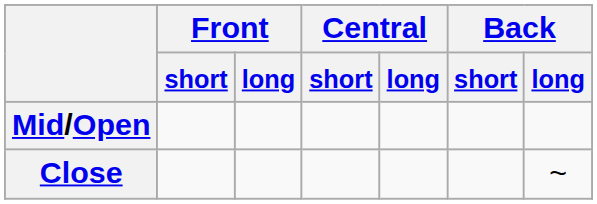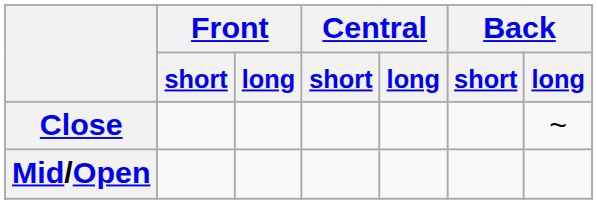rows swapped: (81, 173) <-> (81, 125)
